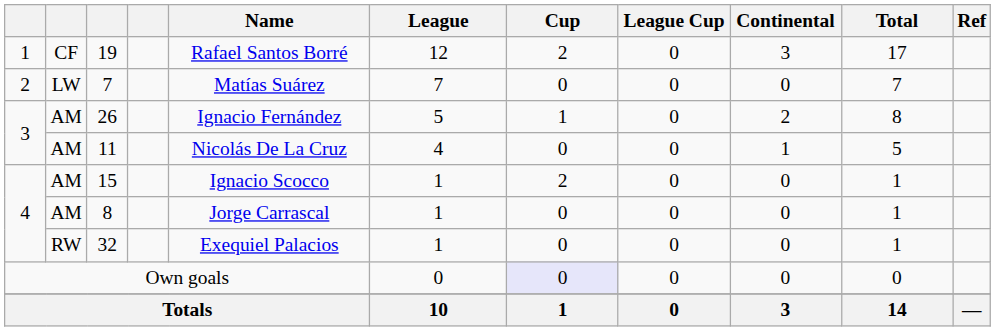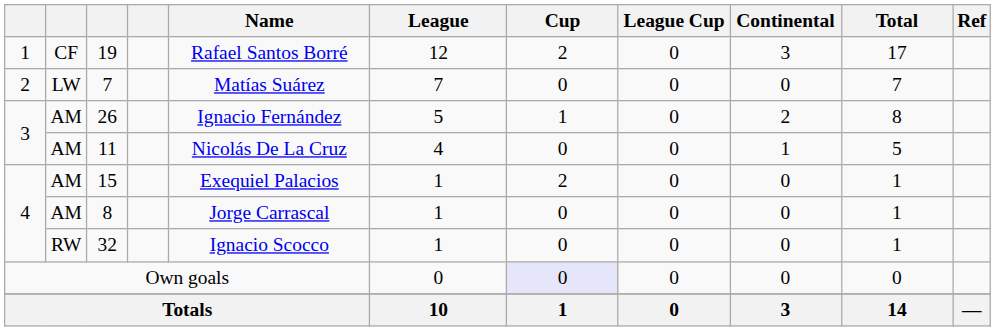(269, 181) Ignacio Scocco -> (269, 181) Exequiel Palacios
(269, 245) Exequiel Palacios -> (269, 245) Ignacio Scocco
